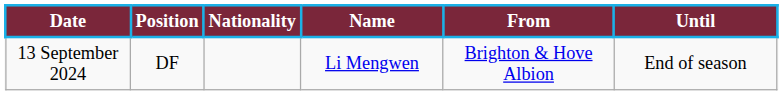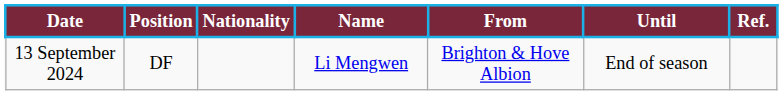+ column: (753, 21)
